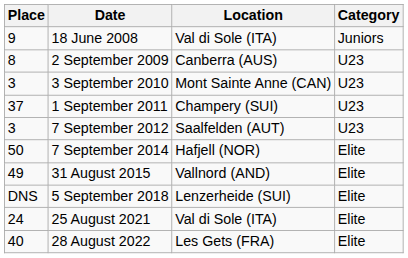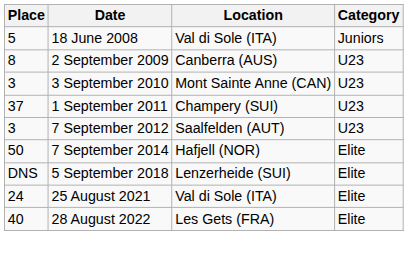(12, 38) 9 -> (12, 38) 5
- row: (101, 173)
